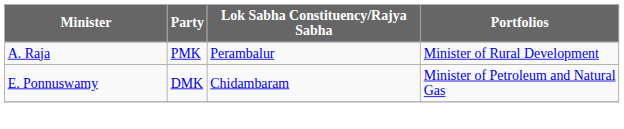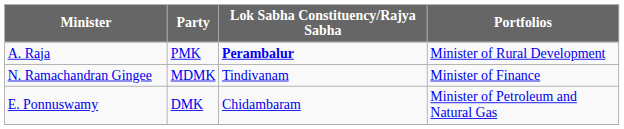(242, 53) normal -> (258, 53) bold
+ row: (80, 75)
